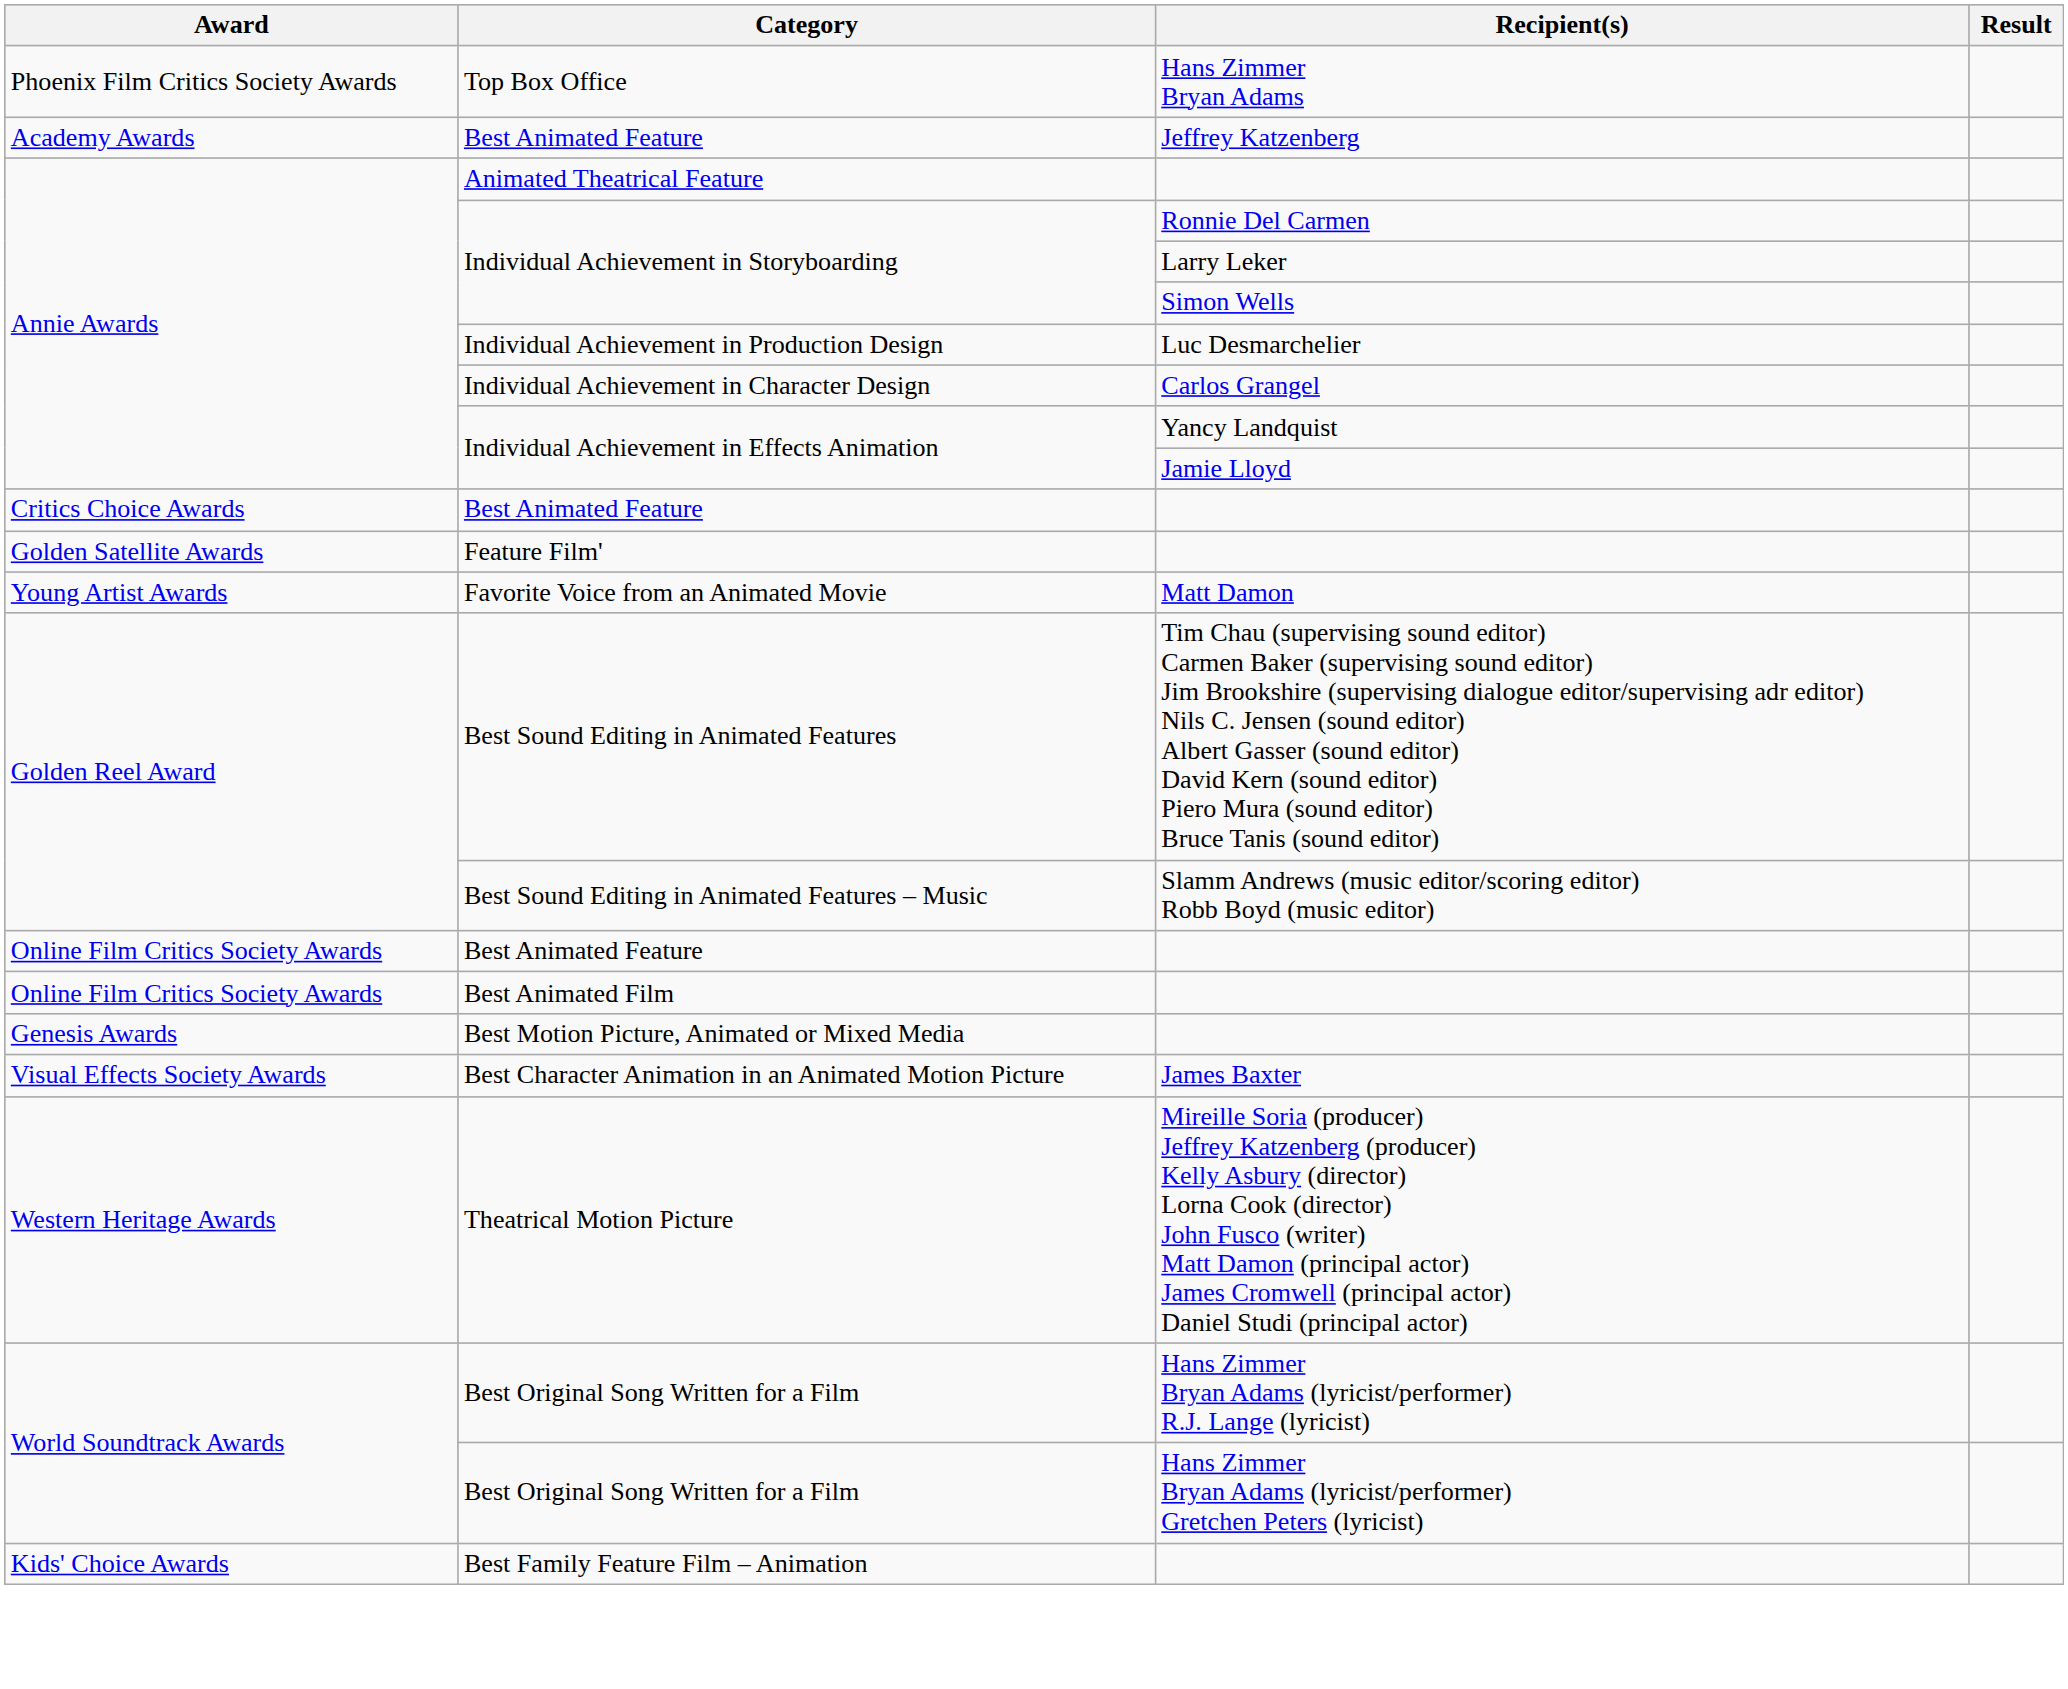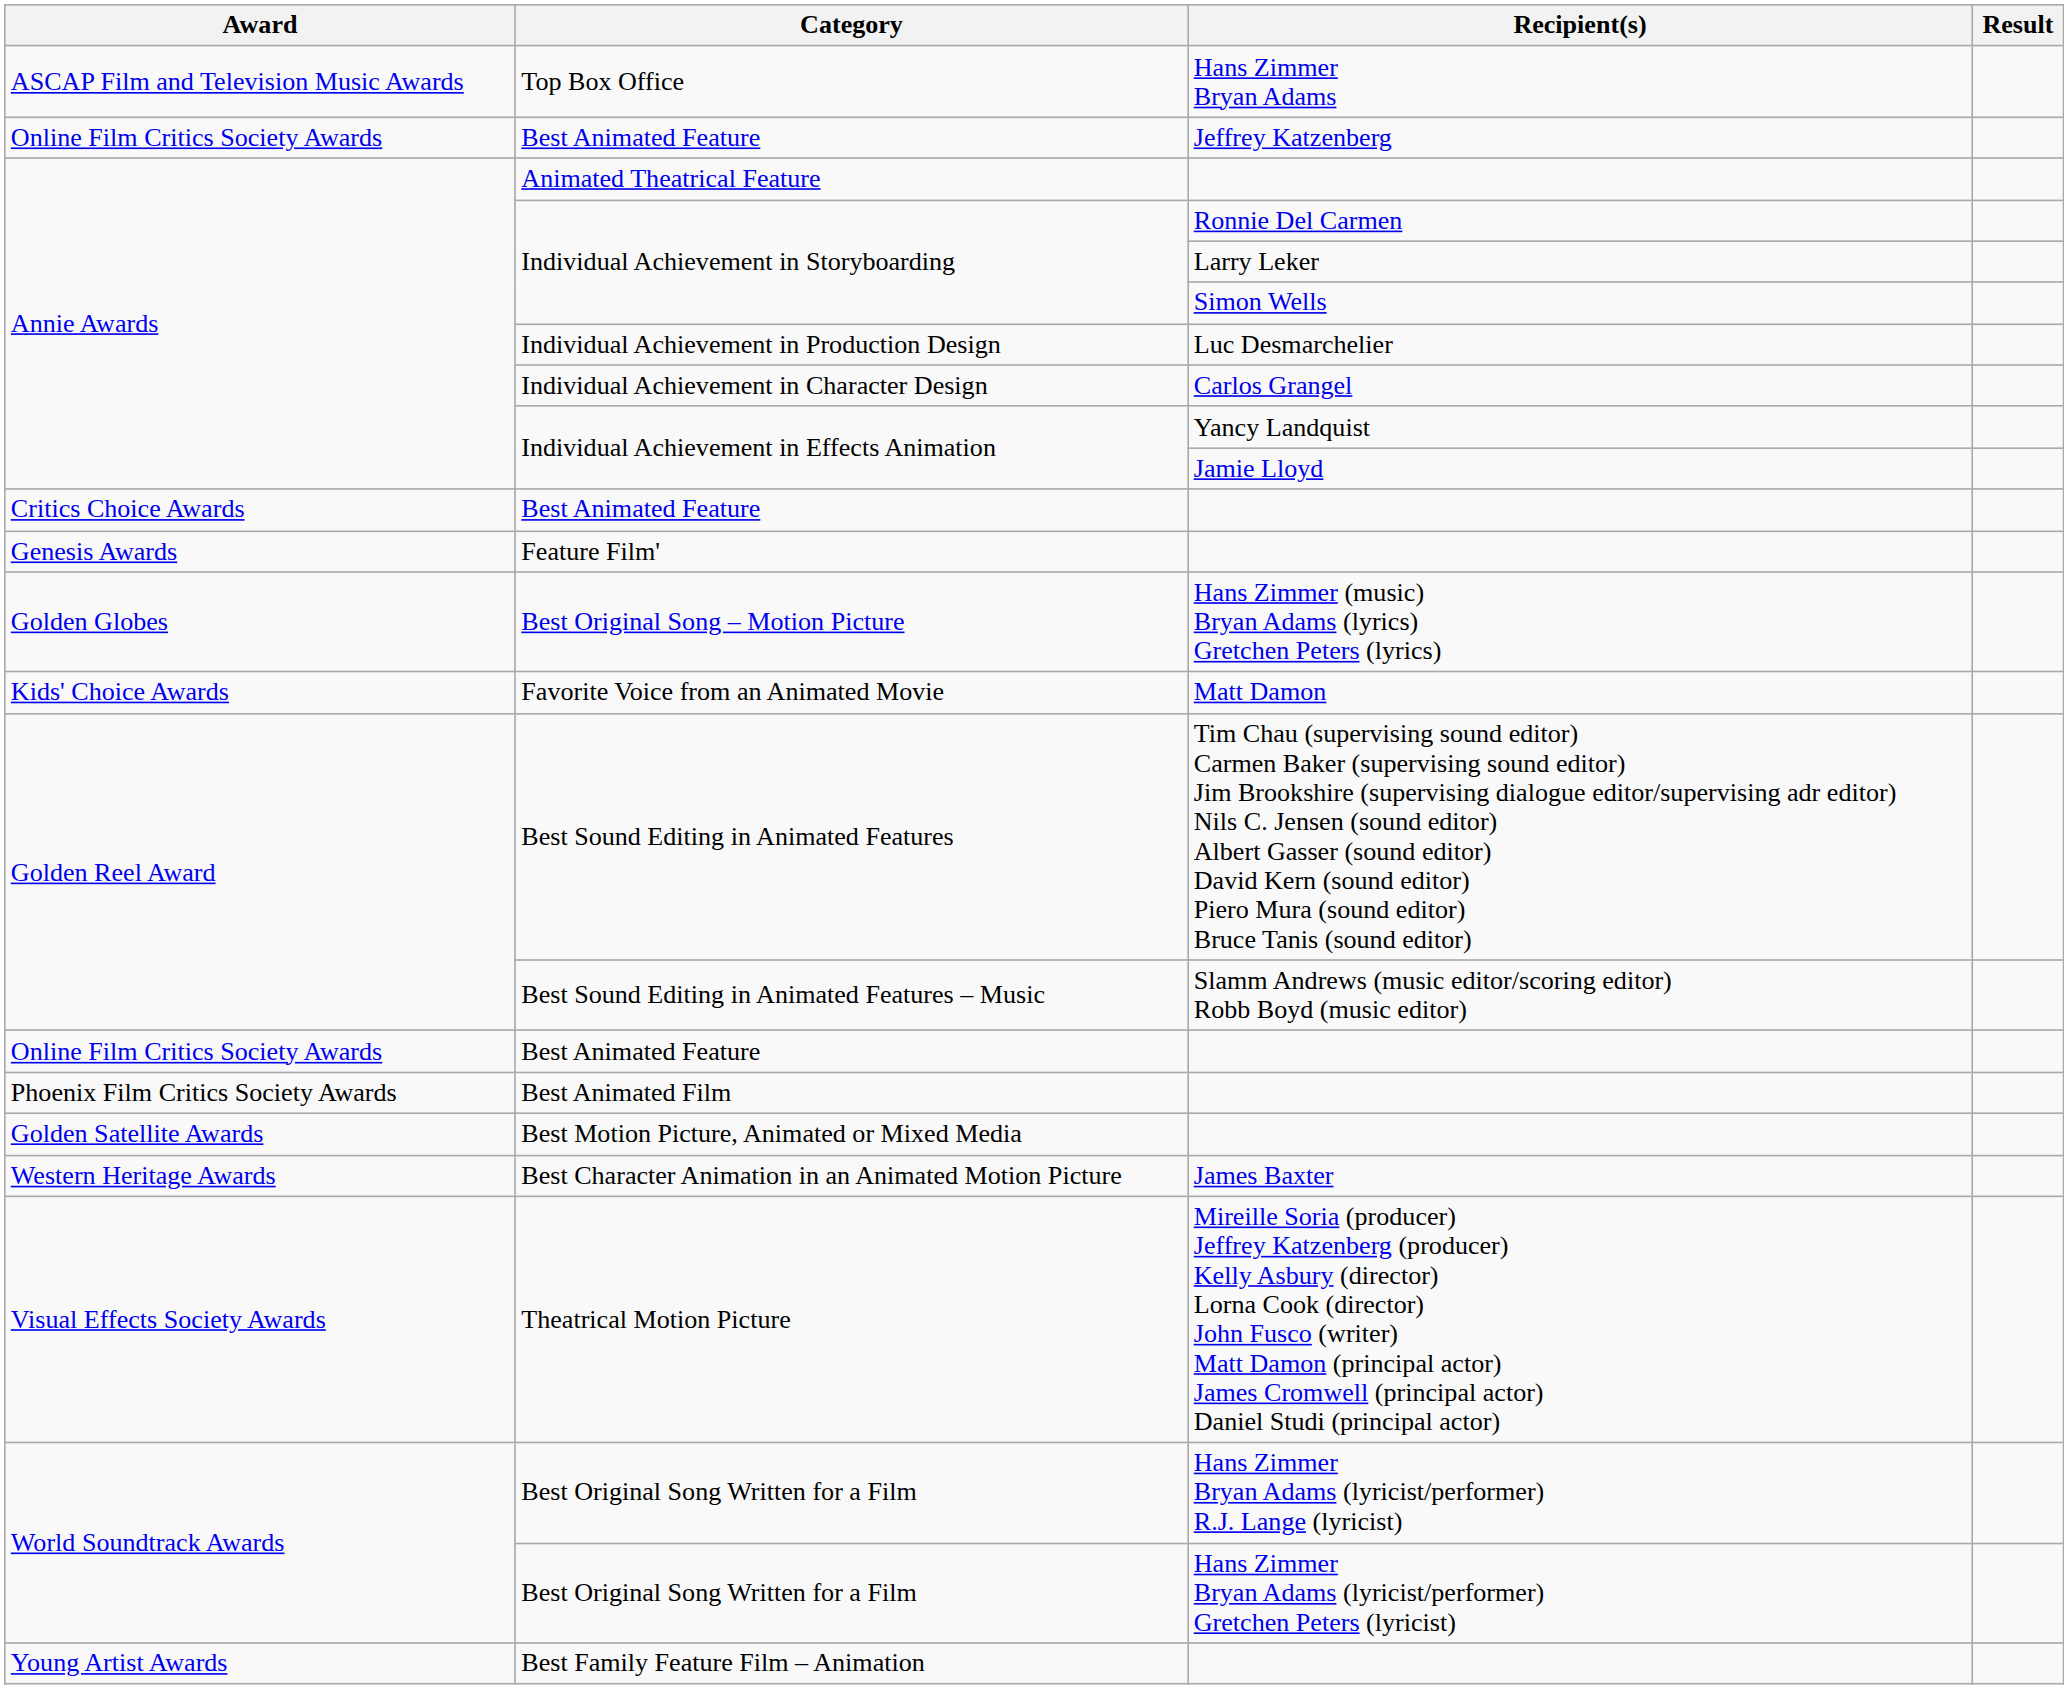(204, 81) Phoenix Film Critics Society Awards -> (237, 81) ASCAP Film and Television Music Awards
(103, 137) Academy Awards -> (197, 137) Online Film Critics Society Awards
(137, 550) Golden Satellite Awards -> (94, 550) Genesis Awards
+ row: (713, 621)
(119, 592) Young Artist Awards -> (120, 692) Kids' Choice Awards
(197, 992) Online Film Critics Society Awards -> (204, 1092) Phoenix Film Critics Society Awards
(94, 1033) Genesis Awards -> (137, 1133) Golden Satellite Awards
(168, 1075) Visual Effects Society Awards -> (143, 1175) Western Heritage Awards
(143, 1219) Western Heritage Awards -> (168, 1319) Visual Effects Society Awards
(120, 1563) Kids' Choice Awards -> (119, 1663) Young Artist Awards
